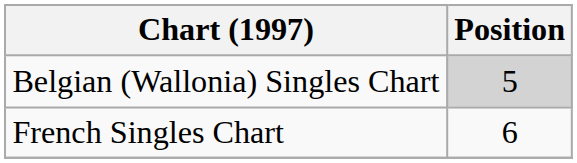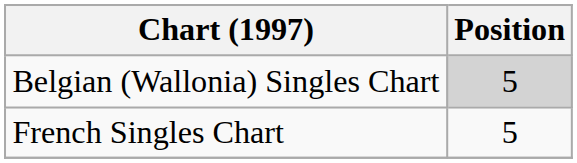(510, 132) 6 -> (510, 132) 5
